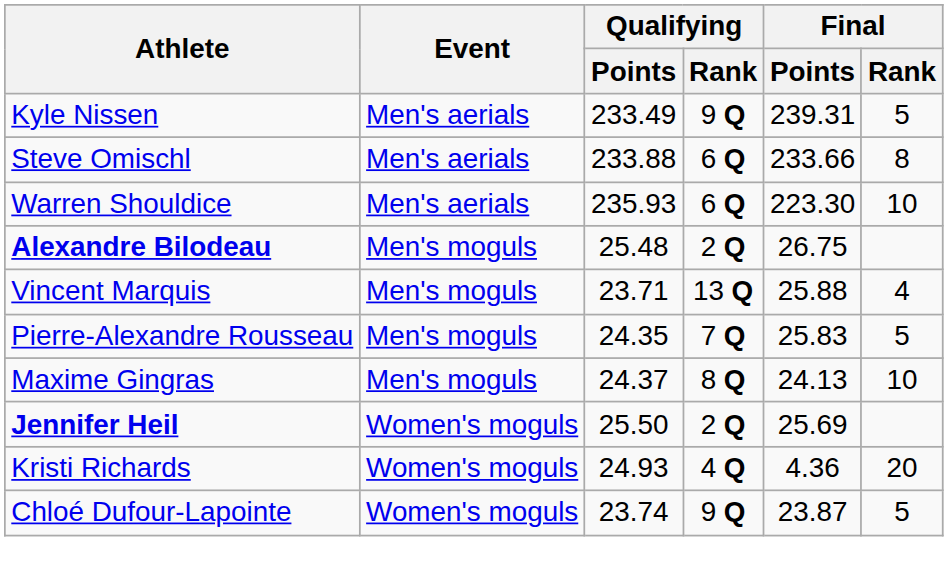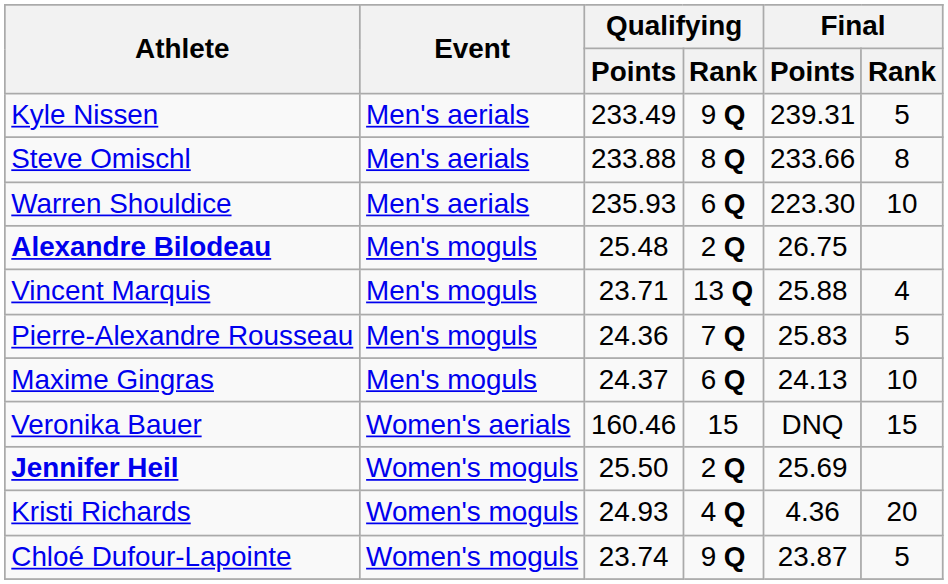(723, 159) 6 Q -> (723, 159) 8 Q
(634, 335) 24.35 -> (634, 335) 24.36
(723, 379) 8 Q -> (723, 379) 6 Q
+ row: (106, 423)
